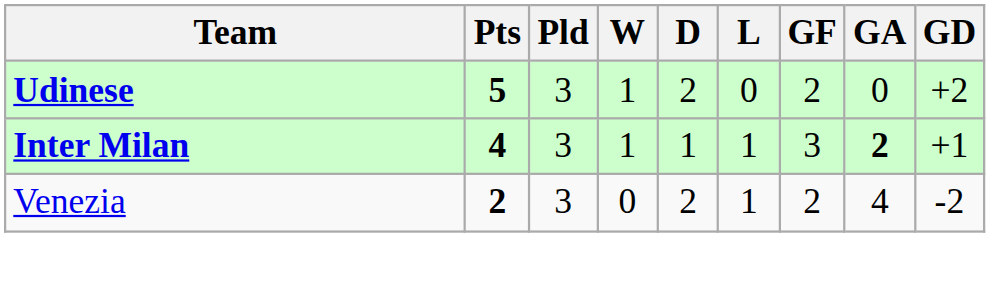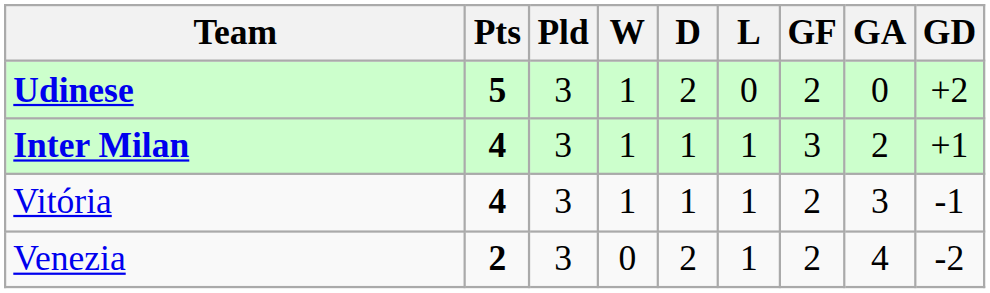(880, 145) bold -> (880, 145) normal
+ row: (63, 201)
